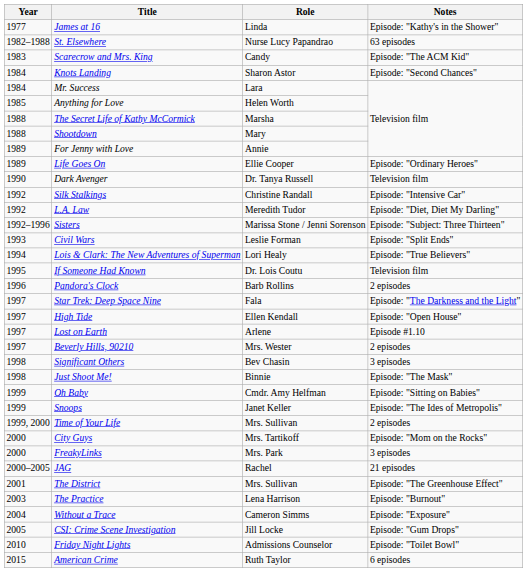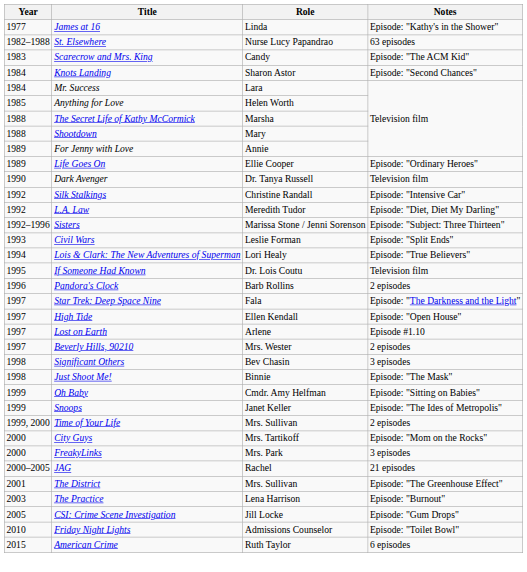- row: (85, 514)
